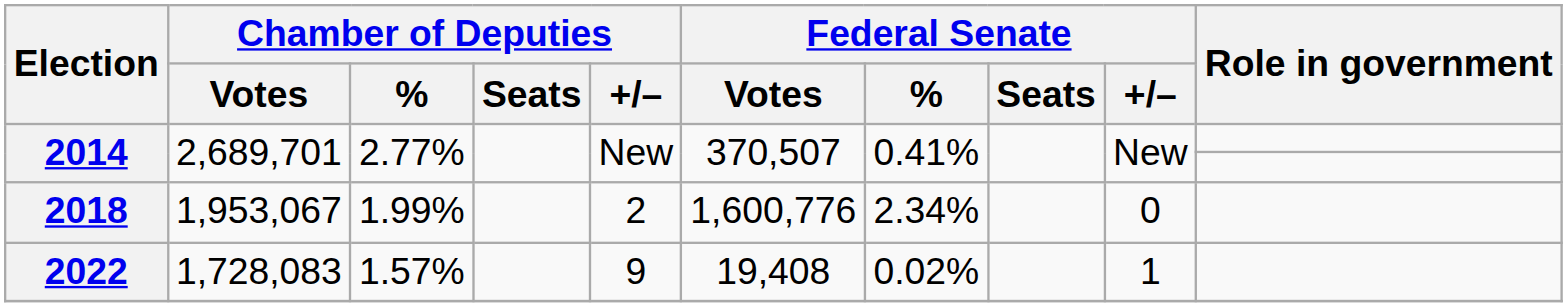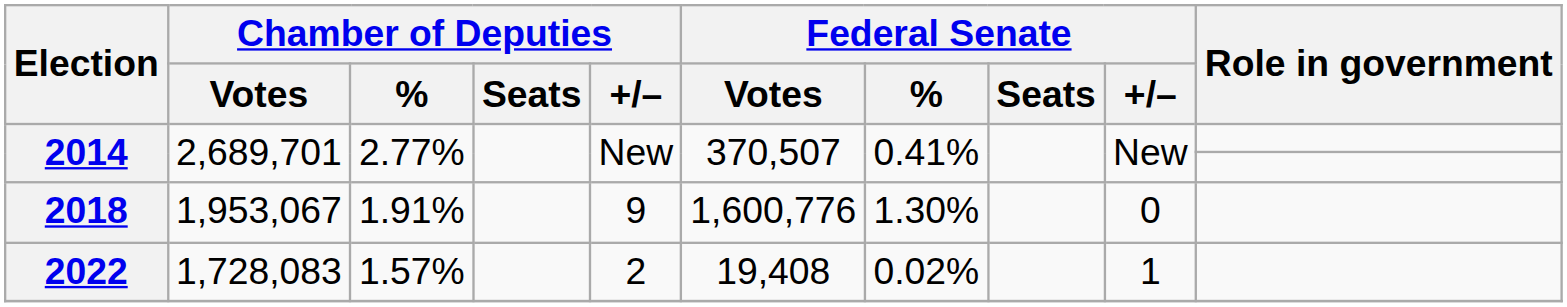(412, 211) 1.99% -> (412, 211) 1.91%
(636, 211) 2 -> (636, 211) 9
(926, 211) 2.34% -> (926, 211) 1.30%
(636, 270) 9 -> (636, 270) 2
